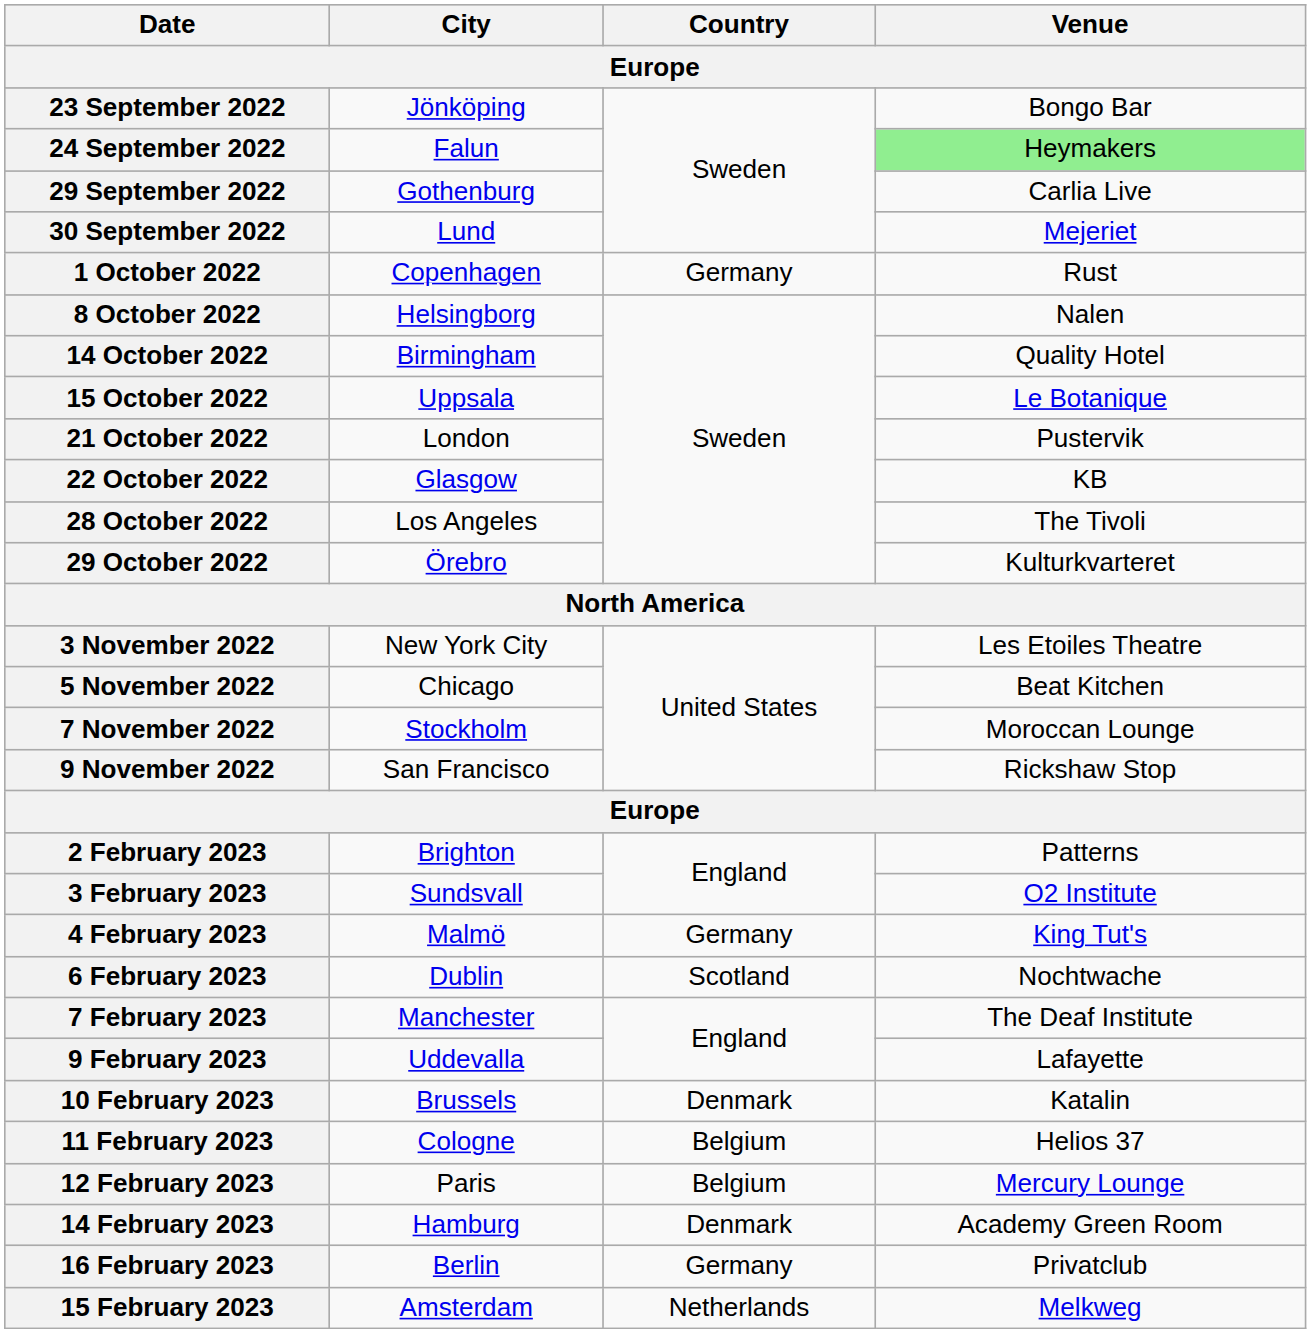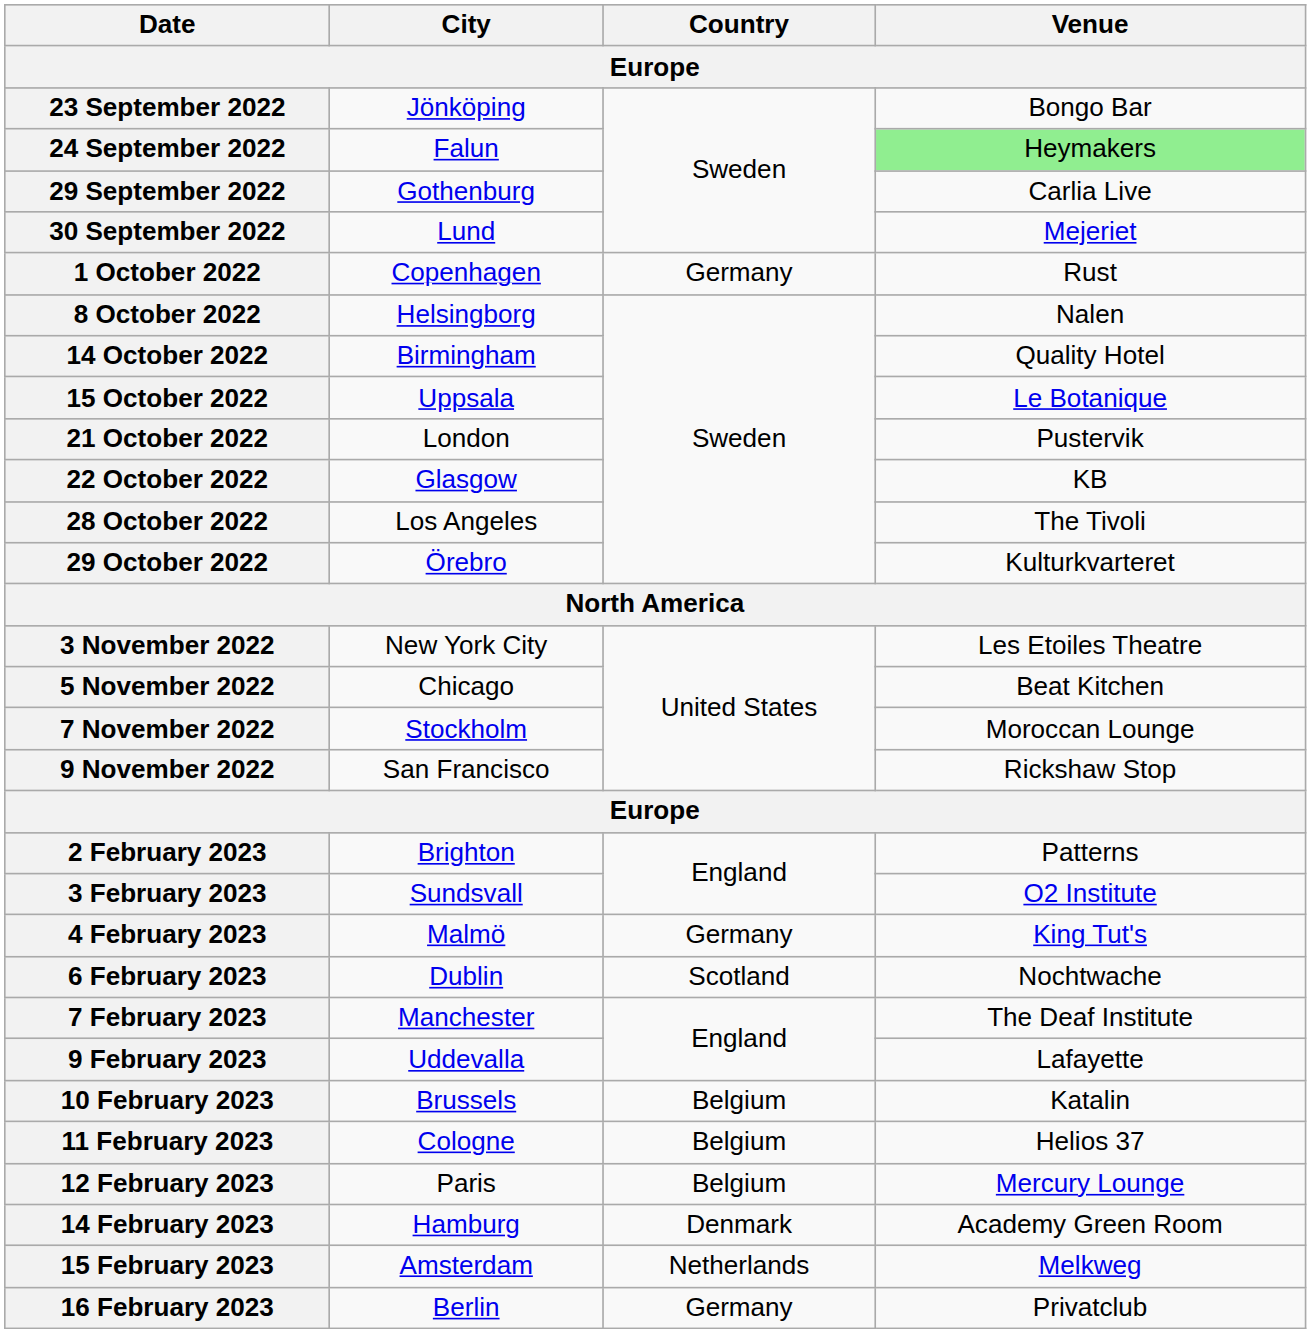(739, 1100) Denmark -> (739, 1100) Belgium
rows swapped: (167, 1307) <-> (167, 1266)
